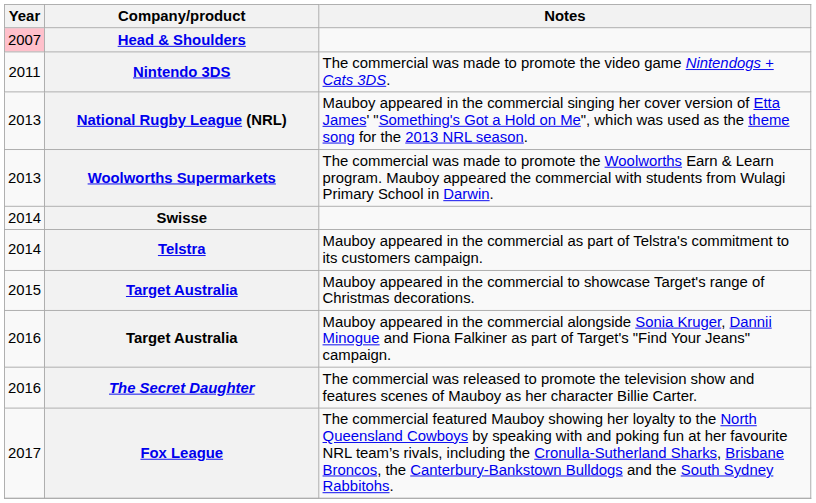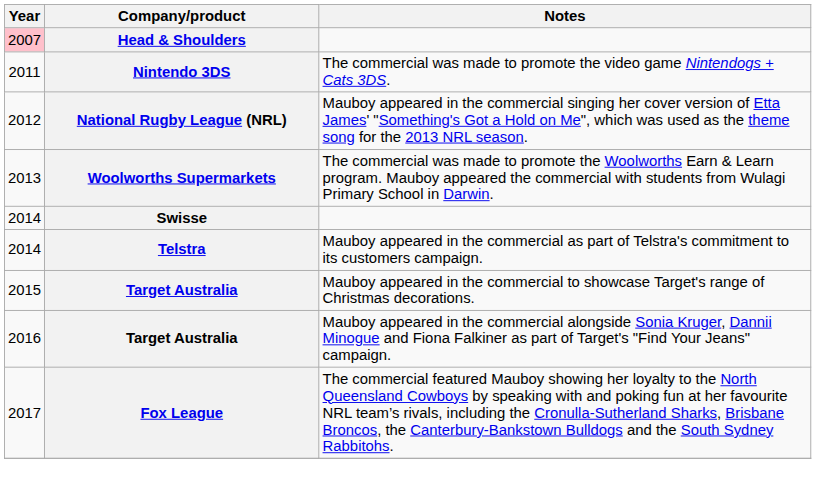(24, 120) 2013 -> (24, 120) 2012
- row: (182, 387)
